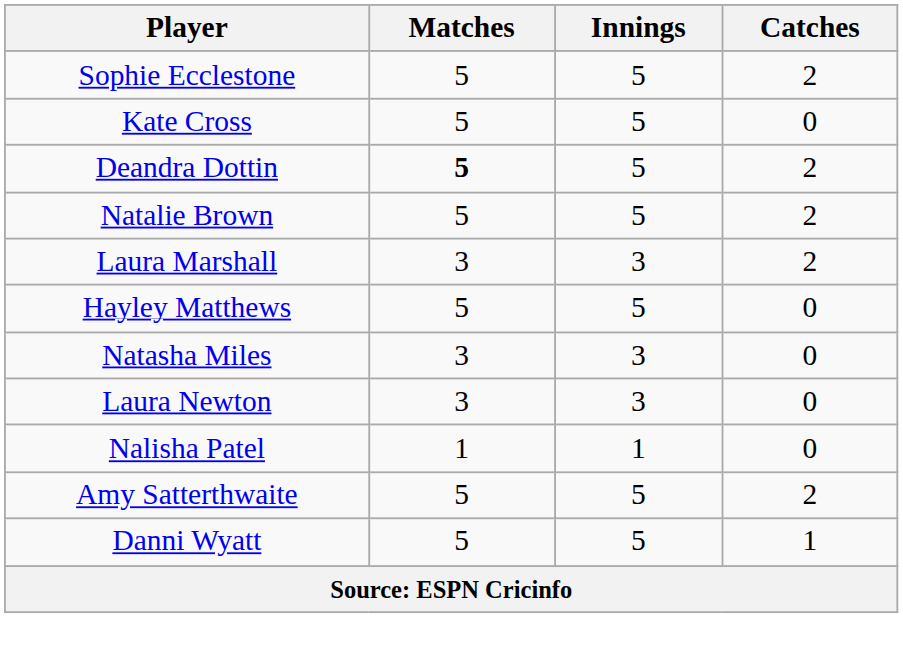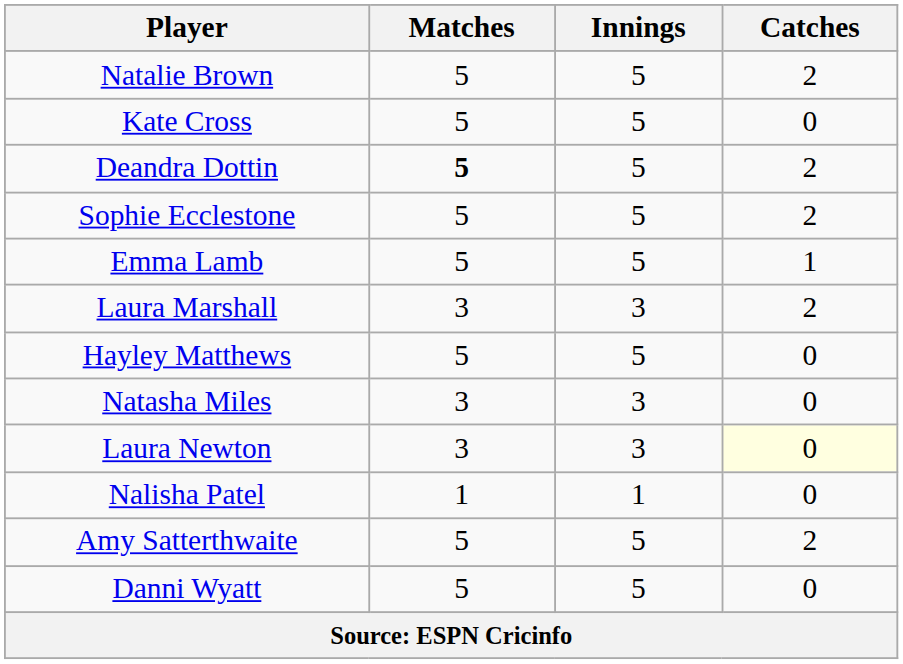rows swapped: (187, 214) <-> (187, 74)
+ row: (187, 261)
(810, 401) no background -> (810, 448) lightyellow background
(810, 541) 1 -> (810, 588) 0
